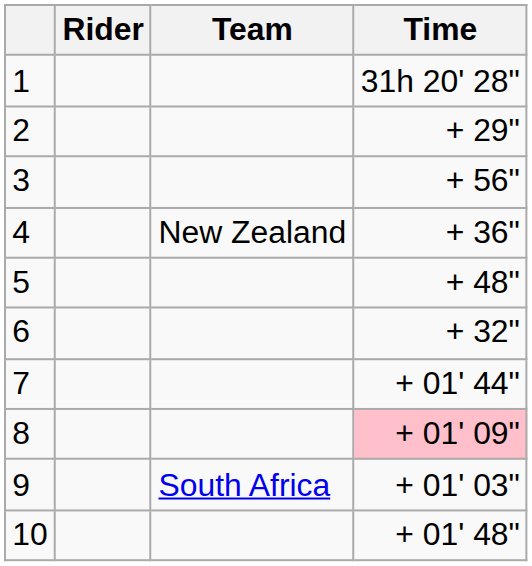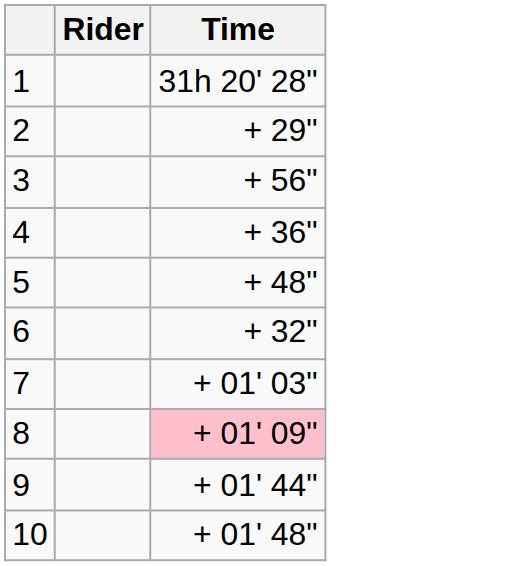- column: (252, 29)
(458, 383) + 01' 44" -> (255, 383) + 01' 03"
(458, 484) + 01' 03" -> (255, 484) + 01' 44"
